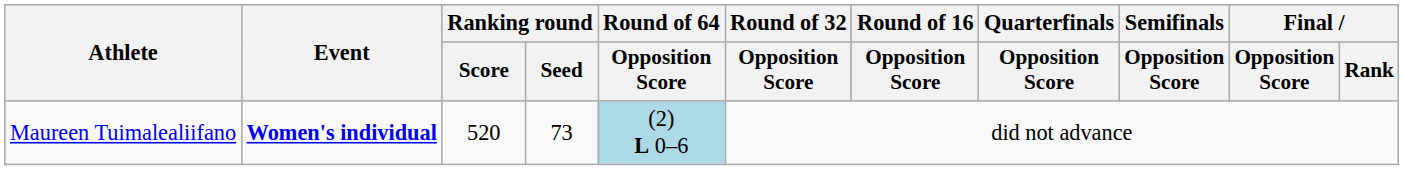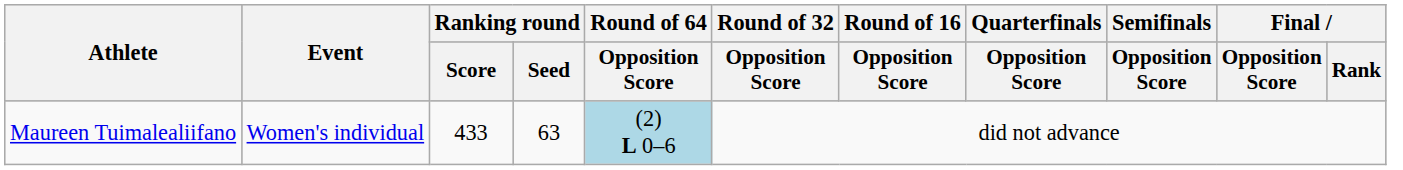(342, 132) bold -> (335, 132) normal
(484, 132) 520 -> (471, 132) 433
(562, 132) 73 -> (549, 132) 63
